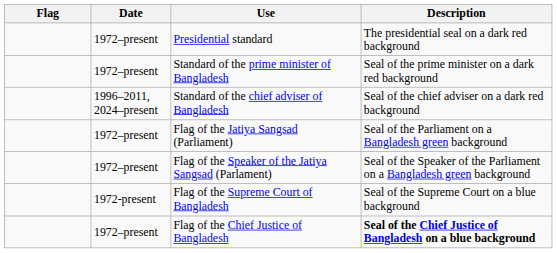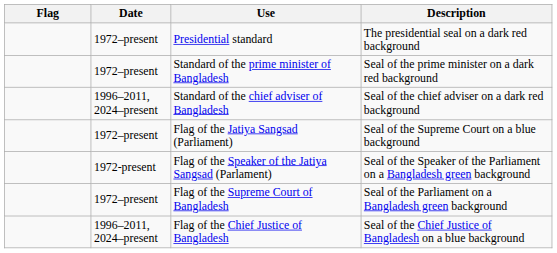(436, 135) Seal of the Parliament on a Bangladesh green background -> (450, 135) Seal of the Supreme Court on a blue background
(126, 167) 1972–present -> (125, 167) 1972-present
(125, 199) 1972-present -> (126, 199) 1972–present
(450, 199) Seal of the Supreme Court on a blue background -> (436, 199) Seal of the Parliament on a Bangladesh green background
(126, 231) 1972–present -> (126, 231) 1996–2011, 2024–present
(450, 231) bold -> (444, 231) normal
